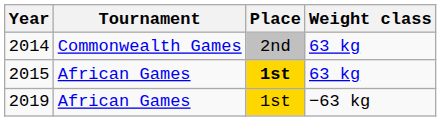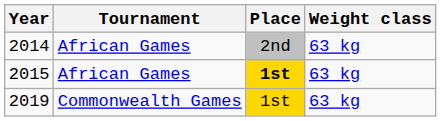(150, 46) Commonwealth Games -> (124, 46) African Games
(124, 102) African Games -> (150, 102) Commonwealth Games
(340, 102) −63 kg -> (335, 102) 63 kg
